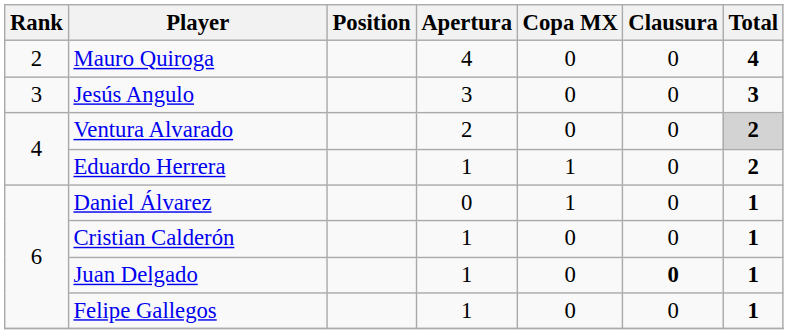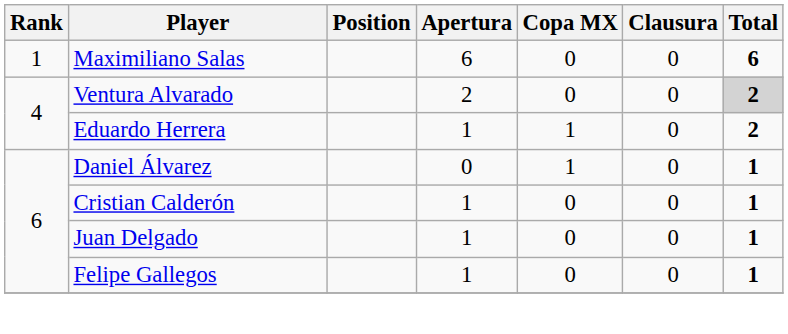+ row: (159, 58)
- row: (144, 58)
- row: (134, 94)
(673, 274) bold -> (673, 238) normal
